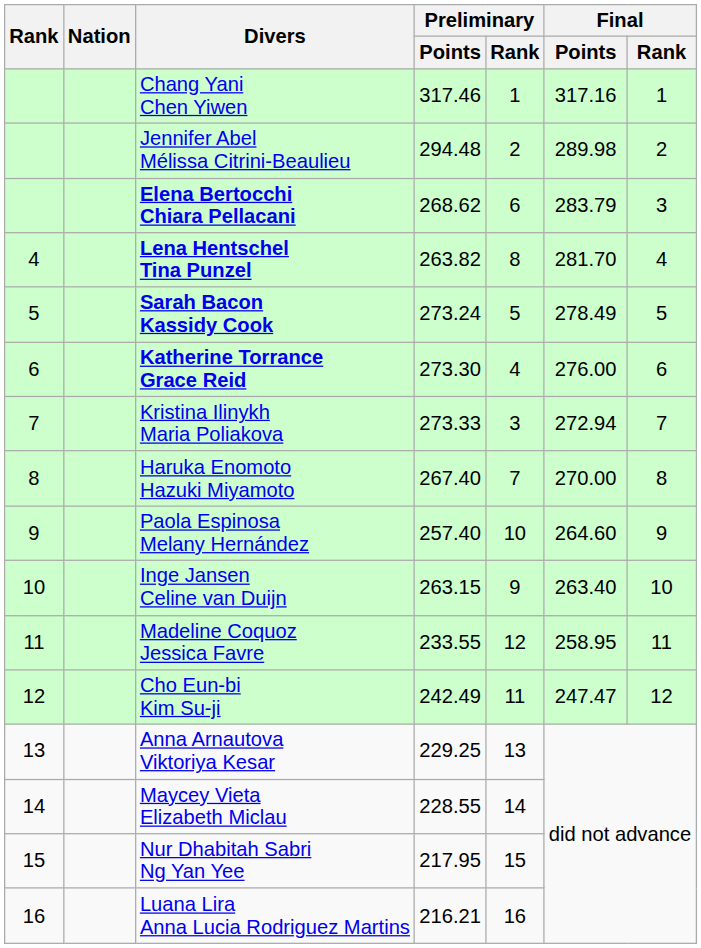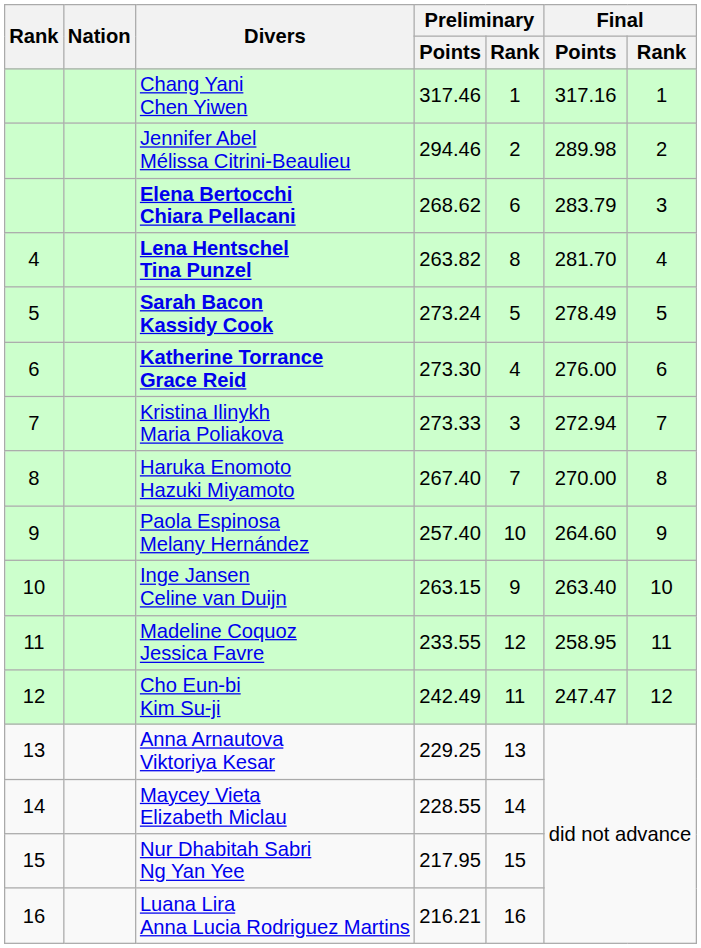(450, 150) 294.48 -> (450, 150) 294.46
